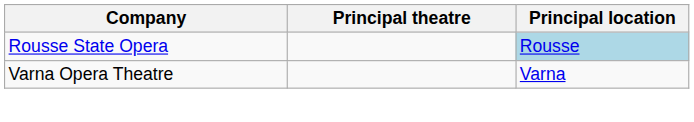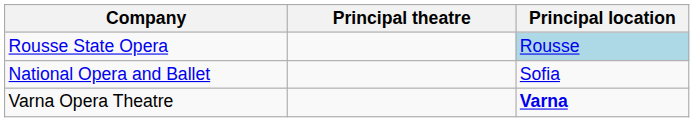+ row: (109, 74)
(543, 74) normal -> (544, 102) bold
